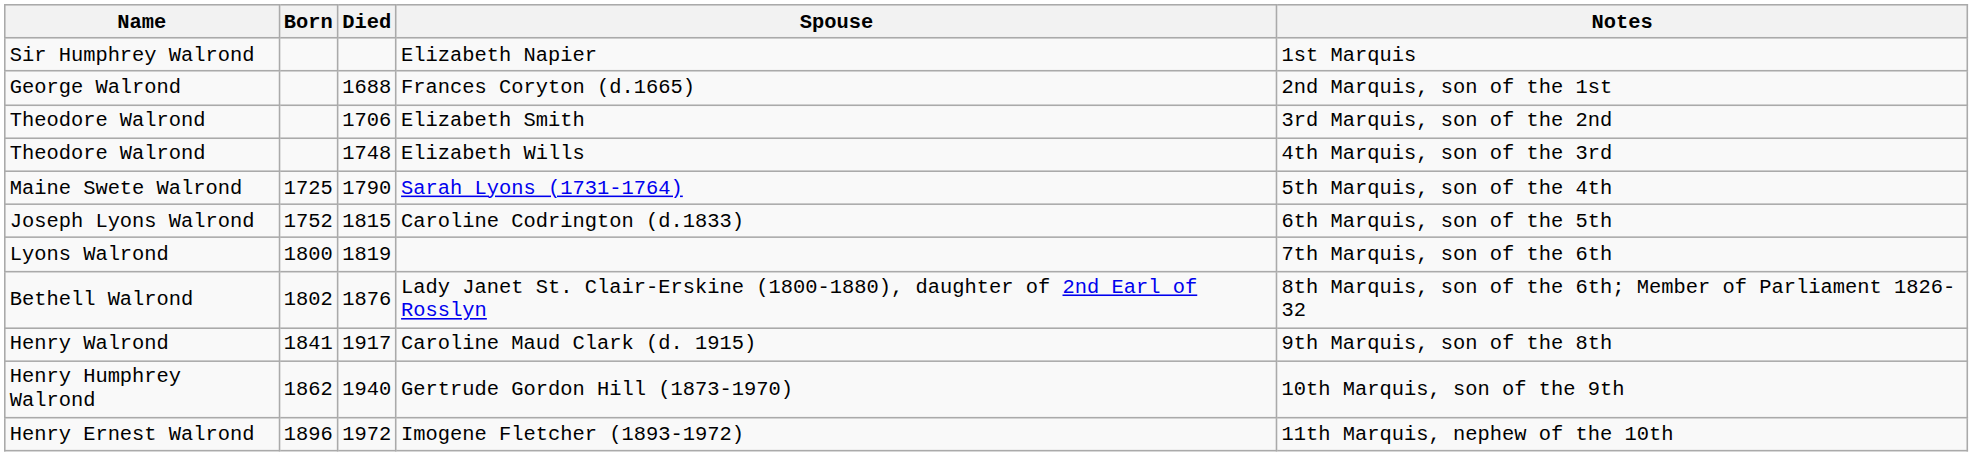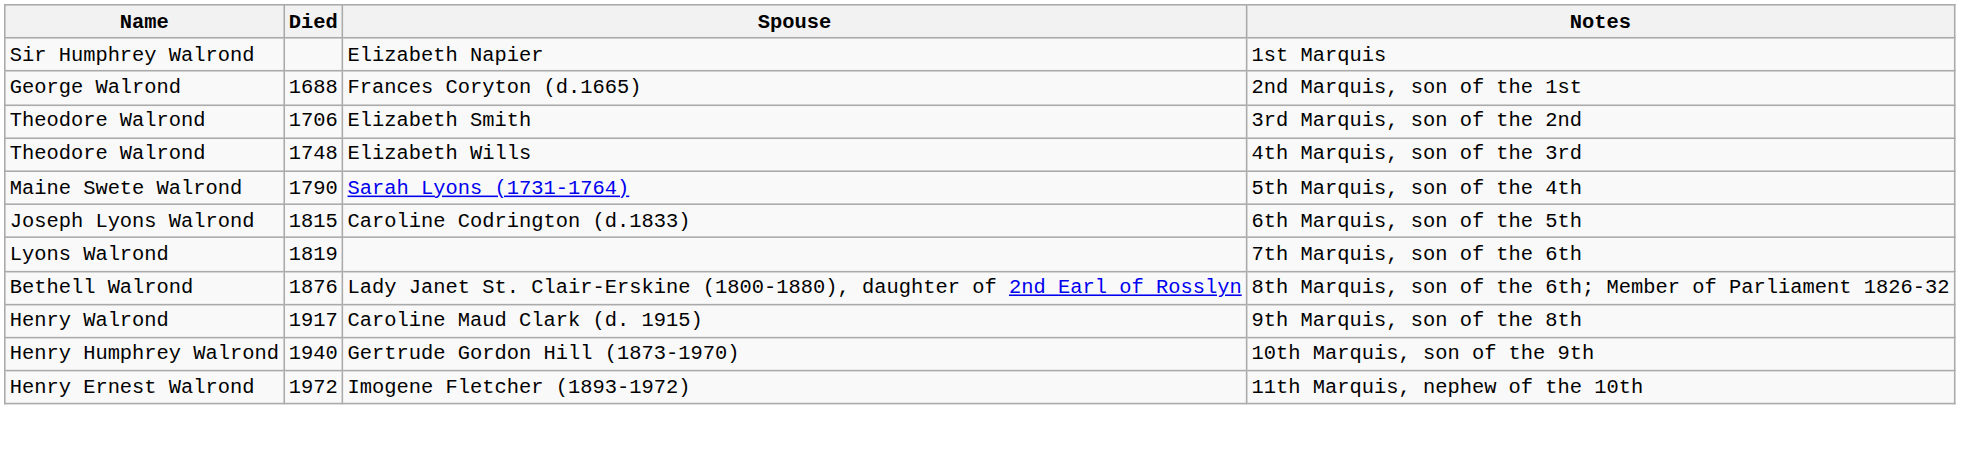- column: (308, 21)
